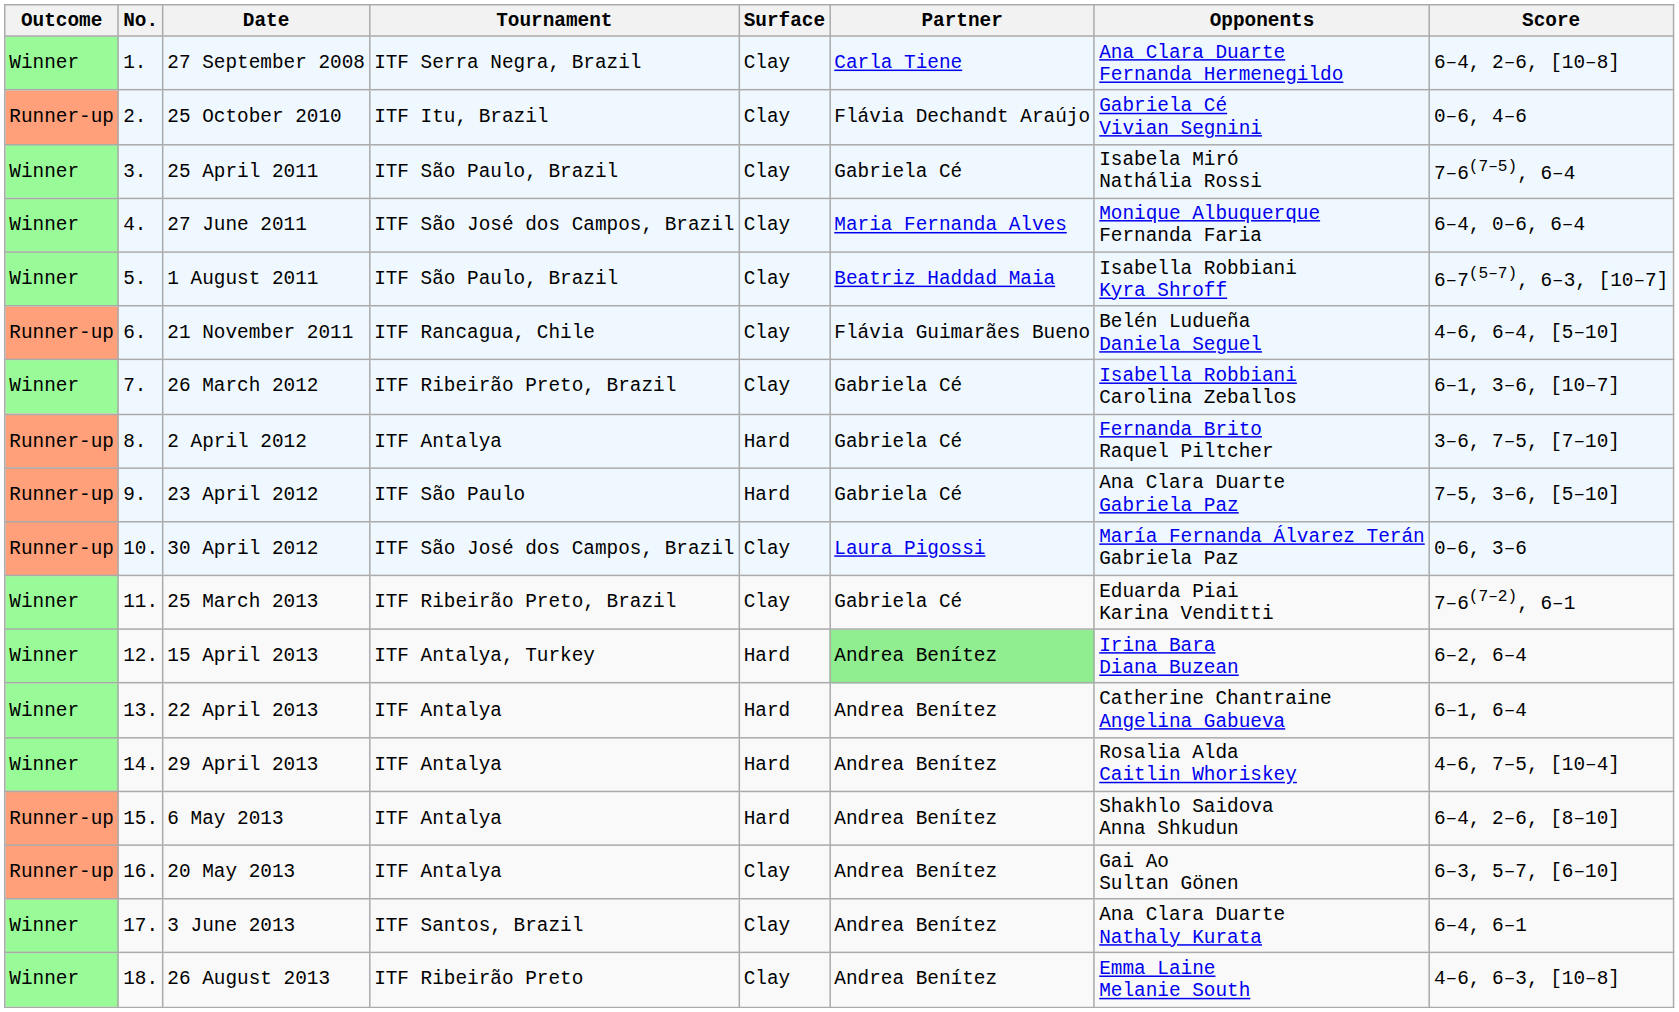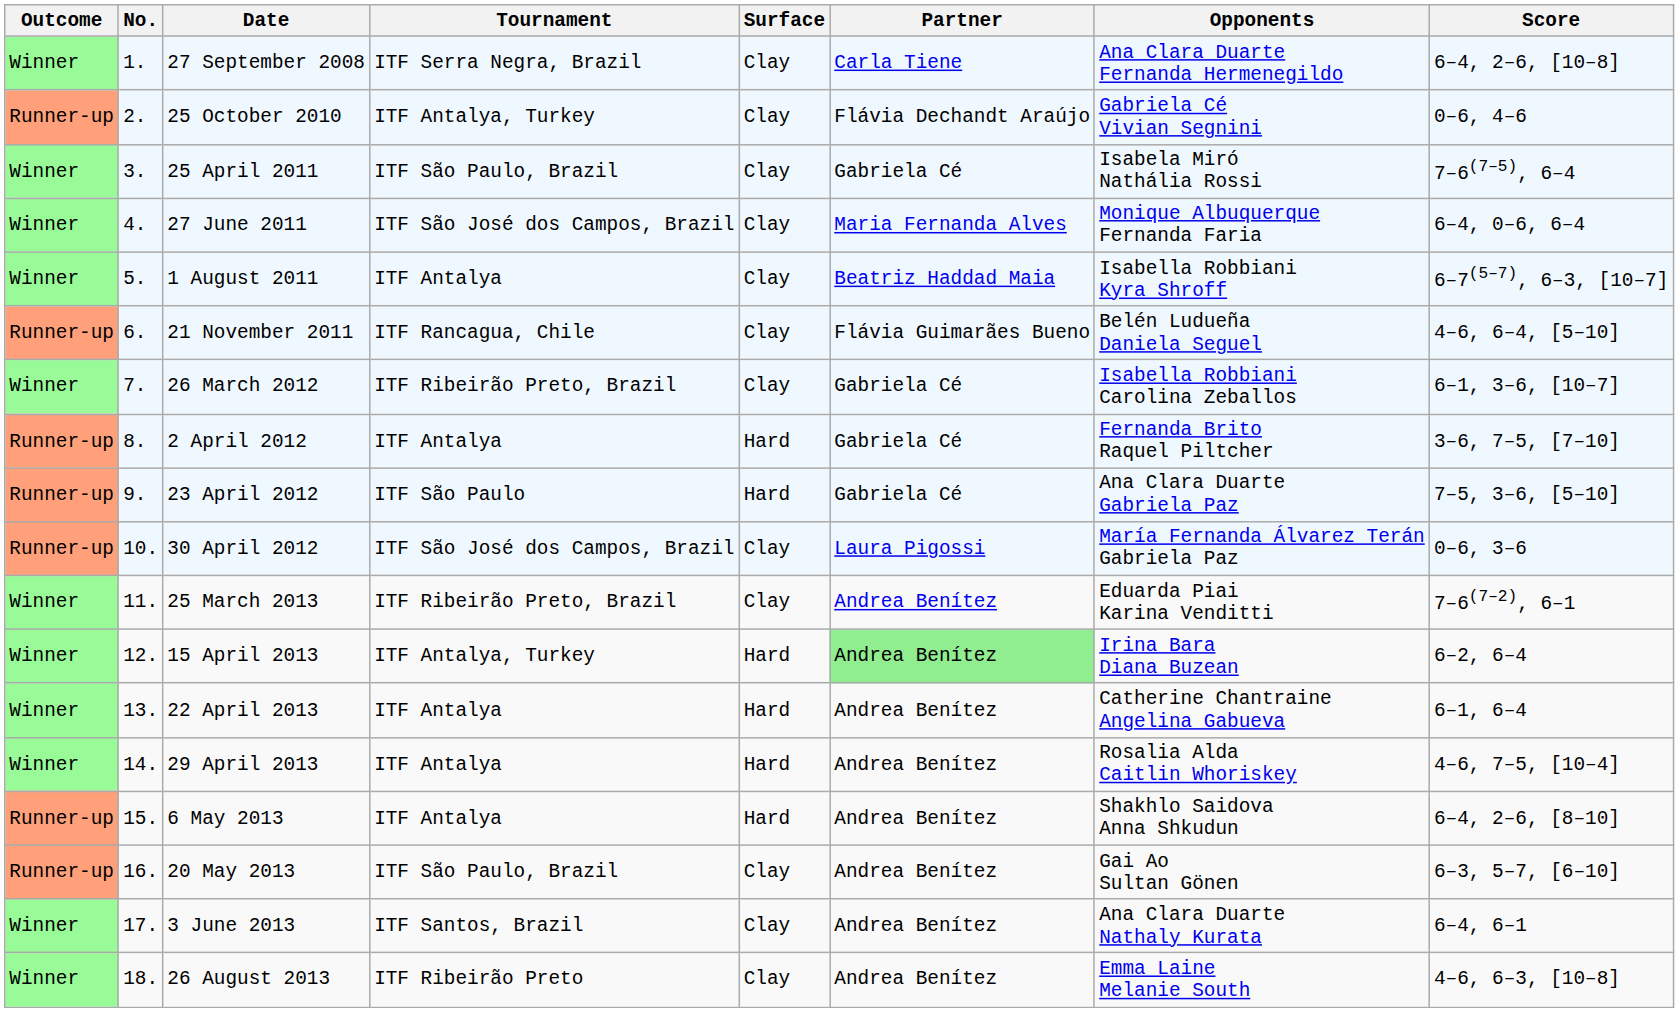(461, 117) ITF Itu, Brazil -> (485, 117) ITF Antalya, Turkey
(496, 279) ITF São Paulo, Brazil -> (438, 279) ITF Antalya
(898, 602) Gabriela Cé -> (916, 602) Andrea Benítez
(438, 872) ITF Antalya -> (496, 872) ITF São Paulo, Brazil
